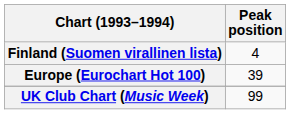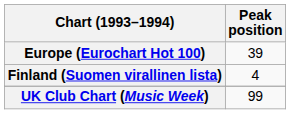rows swapped: (115, 75) <-> (115, 53)
